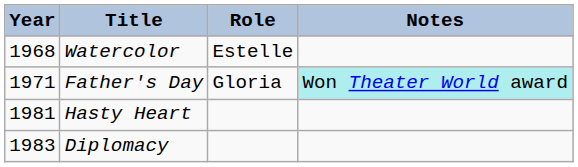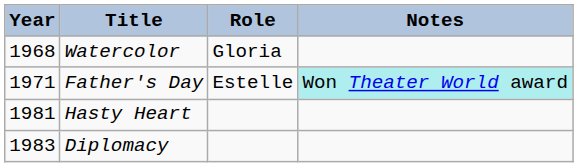(253, 52) Estelle -> (247, 52) Gloria
(247, 83) Gloria -> (253, 83) Estelle
